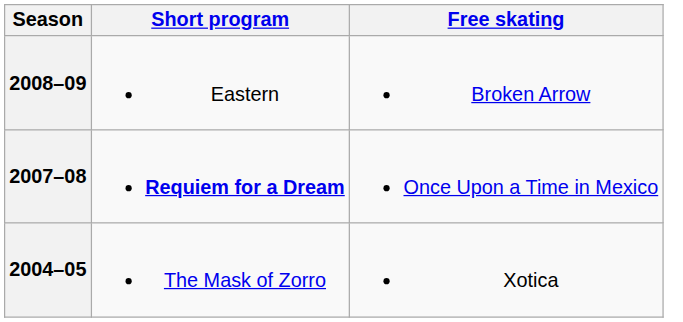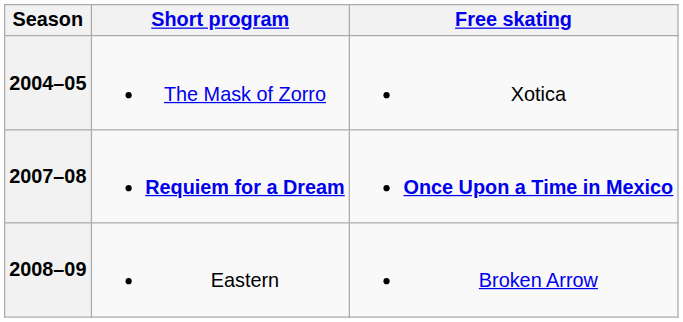rows swapped: (48, 82) <-> (48, 269)
(506, 187) normal -> (514, 187) bold
